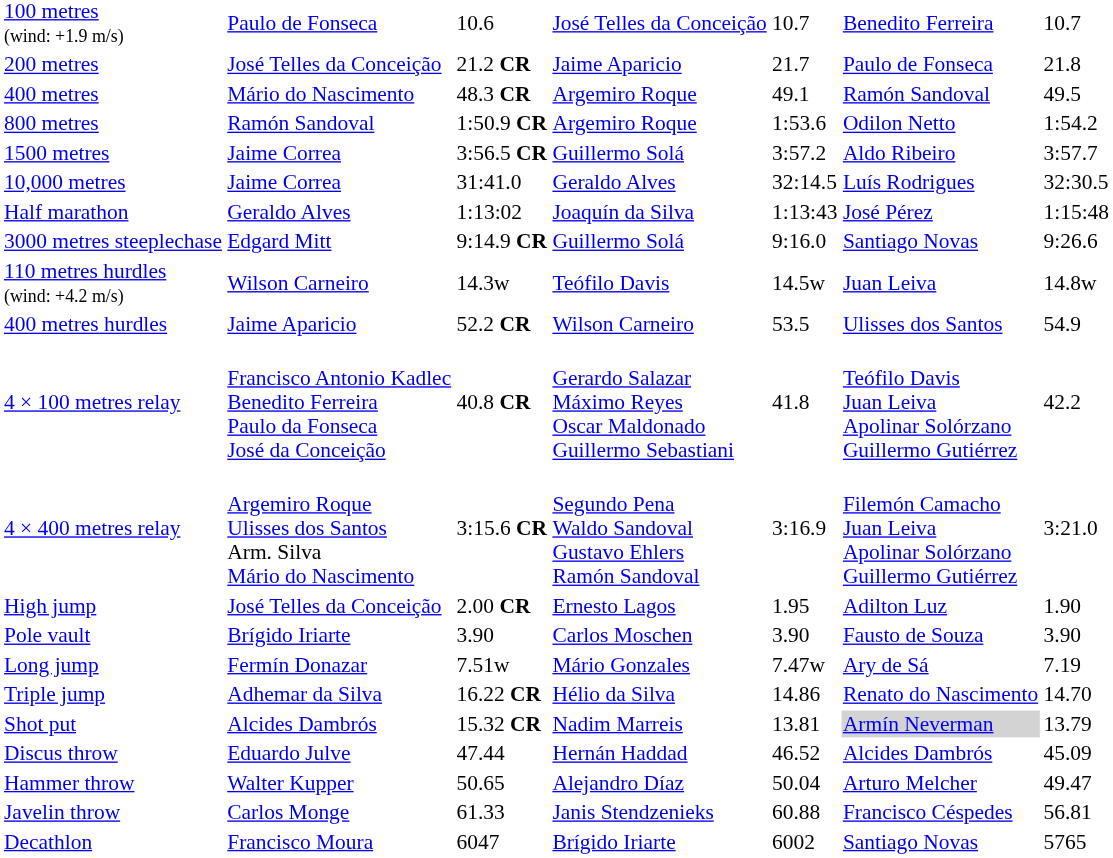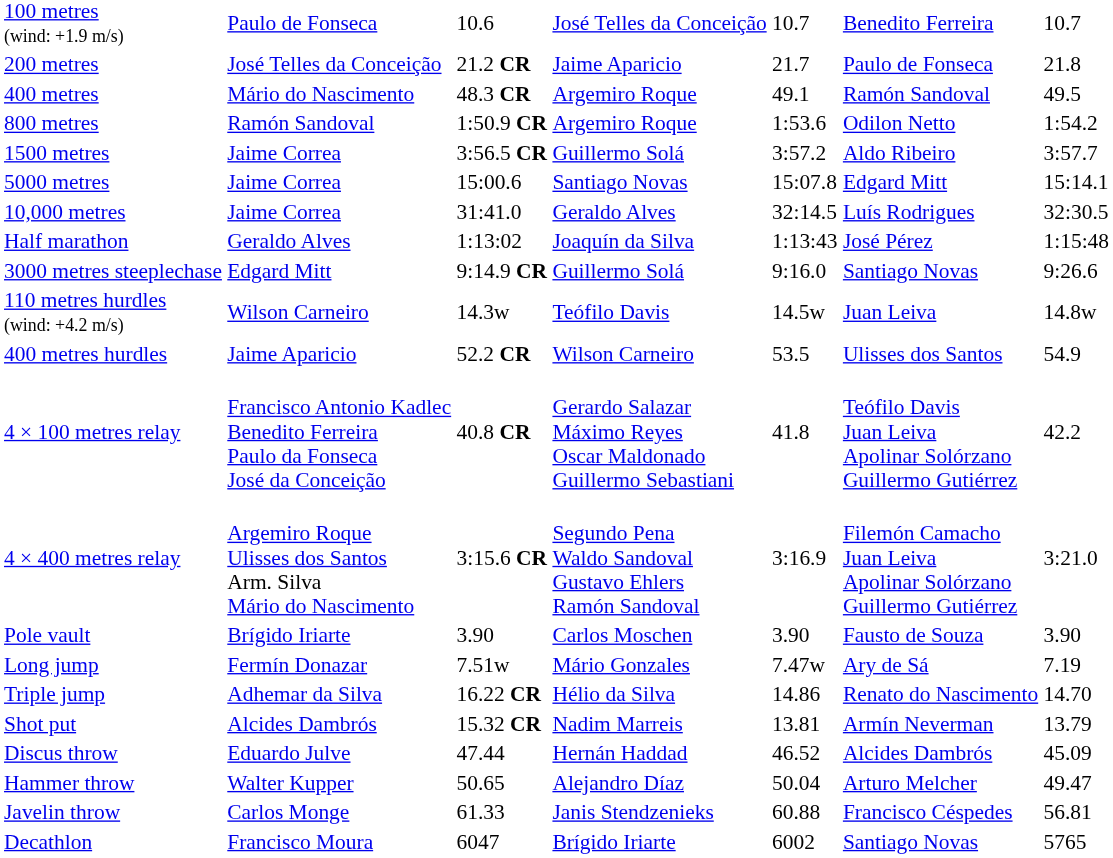+ row: (57, 182)
- row: (50, 605)
(918, 723) lightgrey background -> (918, 723) no background
